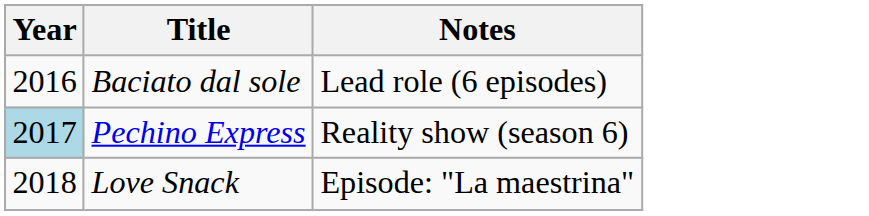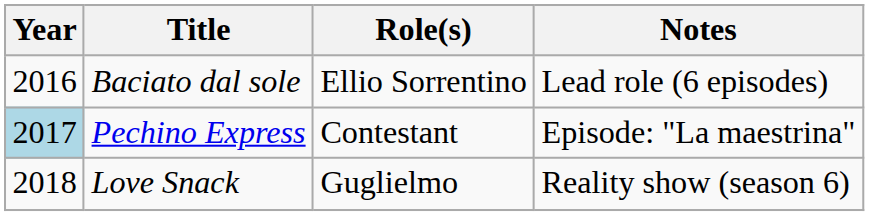+ column: (424, 30)
(474, 132) Reality show (season 6) -> (698, 132) Episode: "La maestrina"
(477, 183) Episode: "La maestrina" -> (696, 183) Reality show (season 6)
